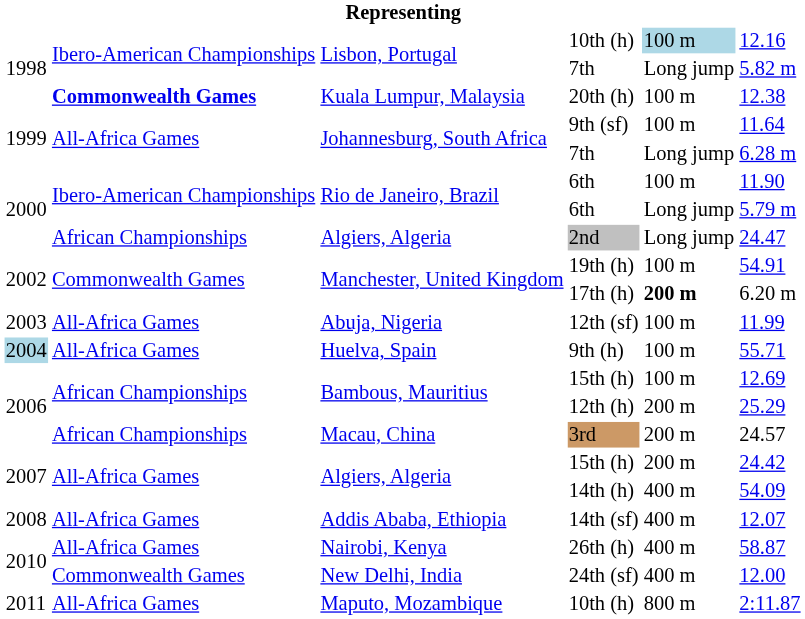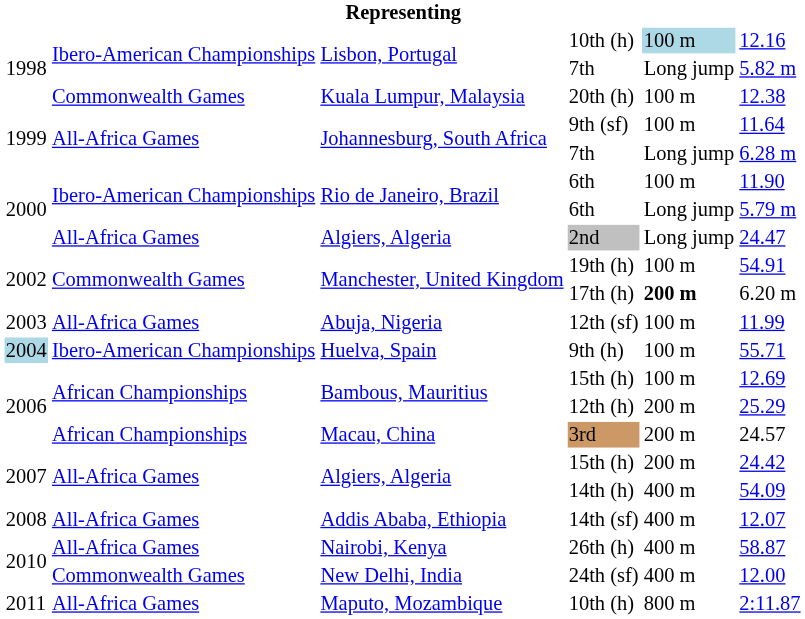(154, 96) bold -> (148, 96) normal
(149, 237) African Championships -> (126, 237) All-Africa Games
(126, 350) All-Africa Games -> (184, 350) Ibero-American Championships
